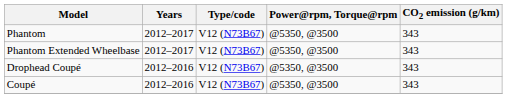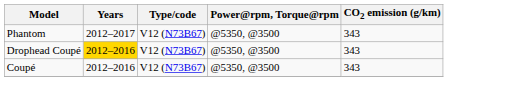- row: (73, 50)
(169, 67) no background -> (110, 50) gold background
